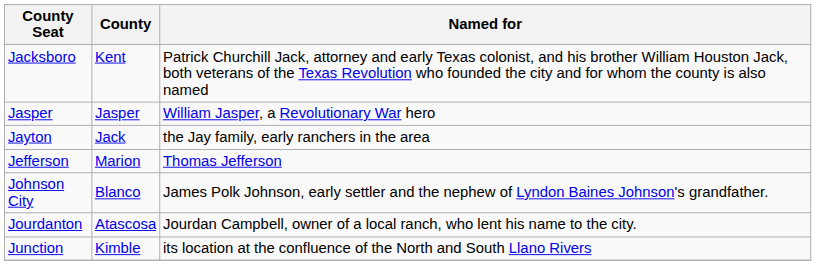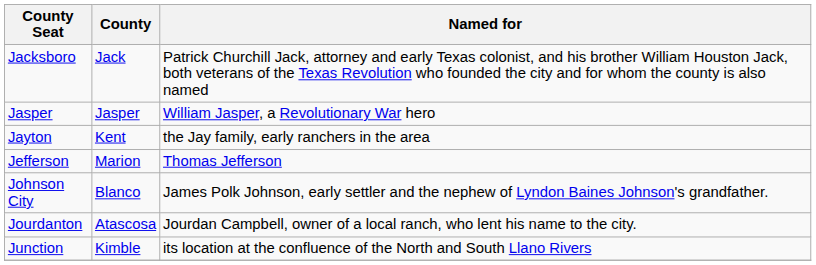(110, 56) Kent -> (110, 56) Jack
(110, 137) Jack -> (110, 137) Kent
